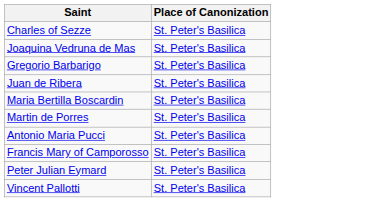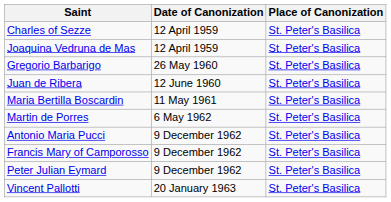+ column: (209, 13)
